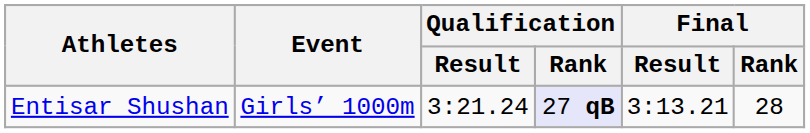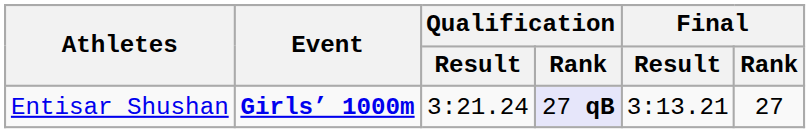(328, 106) normal -> (328, 106) bold
(769, 106) 28 -> (769, 106) 27
